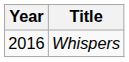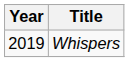(26, 43) 2016 -> (26, 43) 2019
